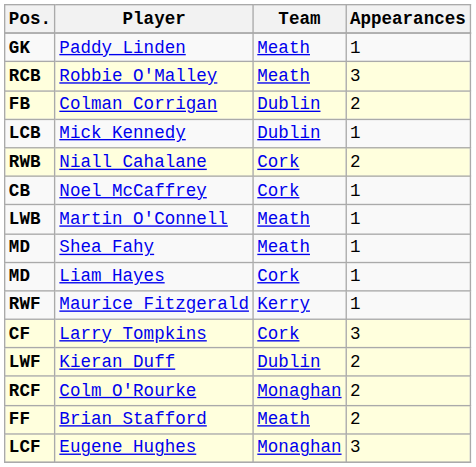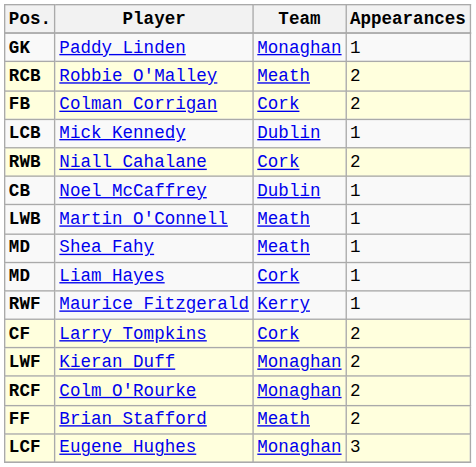(284, 48) Meath -> (299, 48) Monaghan
(355, 76) 3 -> (355, 76) 2
(289, 105) Dublin -> (278, 105) Cork
(278, 191) Cork -> (289, 191) Dublin
(355, 334) 3 -> (355, 334) 2
(289, 362) Dublin -> (299, 362) Monaghan
